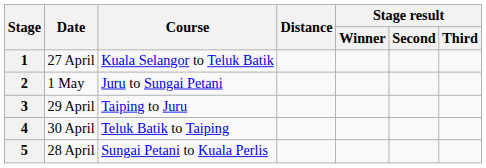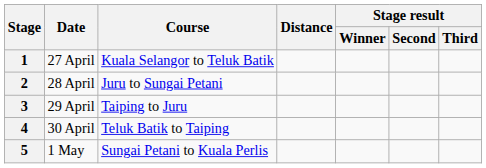(66, 83) 1 May -> (71, 83) 28 April
(71, 151) 28 April -> (66, 151) 1 May
